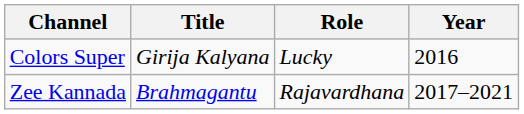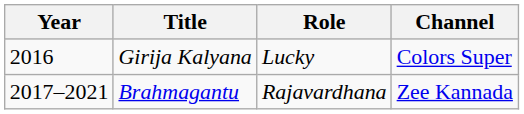columns swapped: (464, 21) <-> (68, 21)
